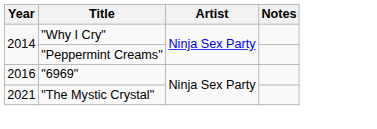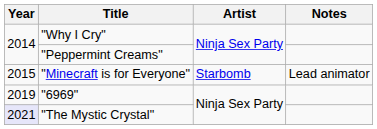+ row: (116, 74)
(21, 74) 2016 -> (21, 94) 2019
(21, 94) no background -> (21, 114) lavender background
